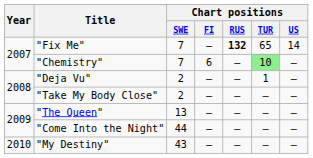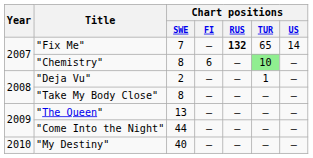(181, 62) 7 -> (181, 62) 8
(181, 95) 2 -> (181, 95) 8
(181, 145) 43 -> (181, 145) 40
